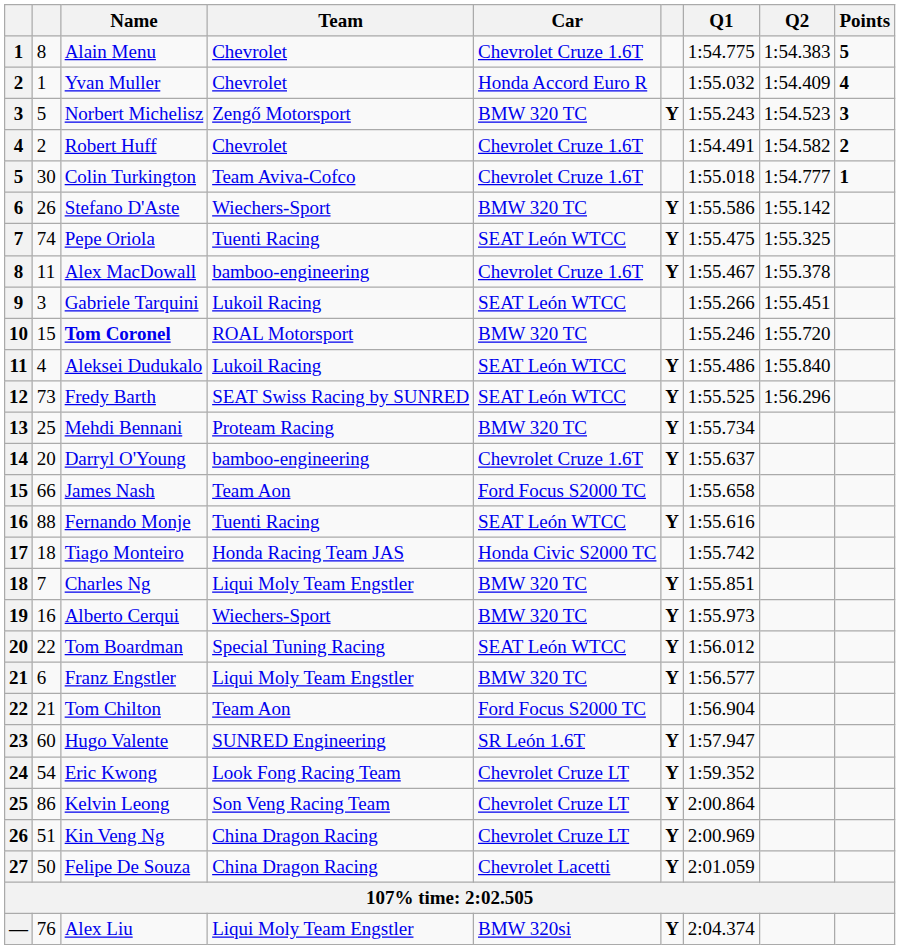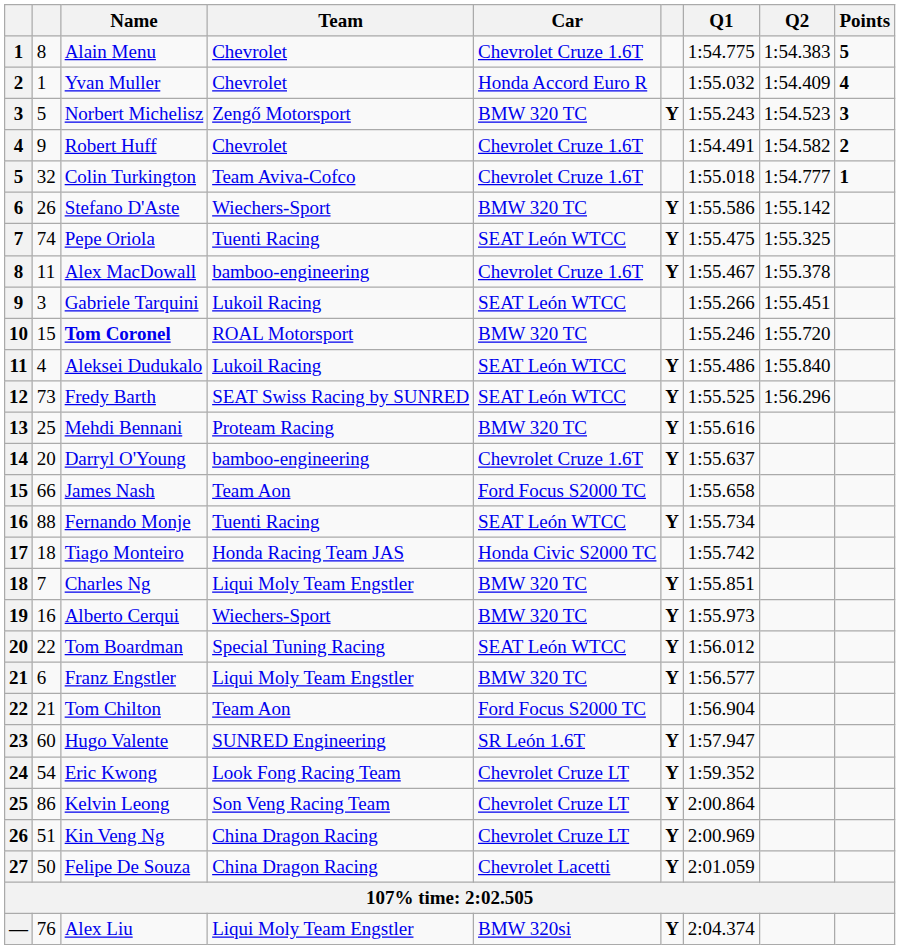(42, 145) 2 -> (42, 145) 9
(46, 176) 30 -> (46, 176) 32
(721, 427) 1:55.734 -> (721, 427) 1:55.616
(721, 521) 1:55.616 -> (721, 521) 1:55.734
